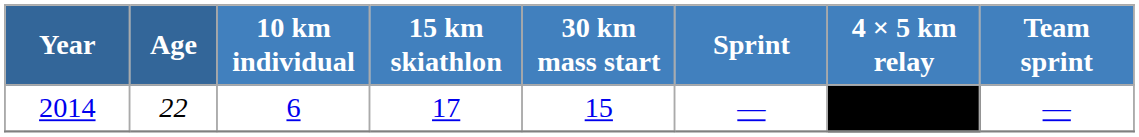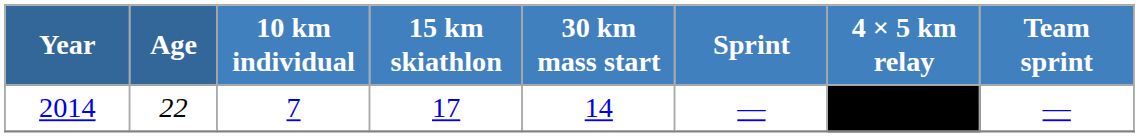(294, 108) 6 -> (294, 108) 7
(599, 108) 15 -> (599, 108) 14
